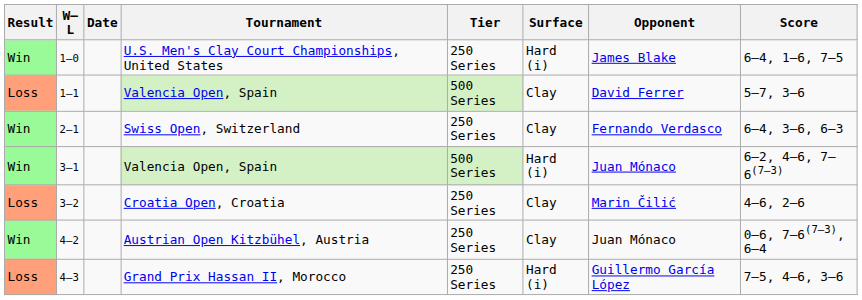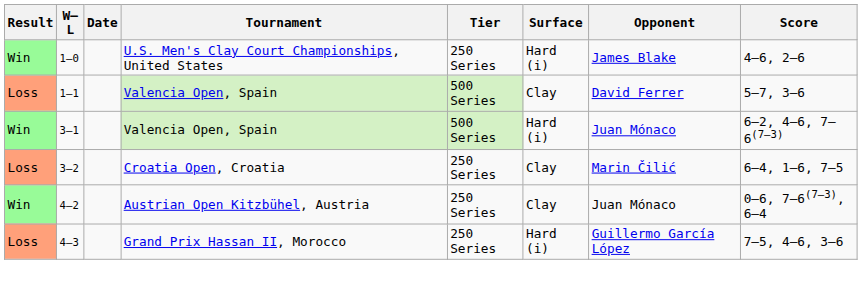(794, 58) 6–4, 1–6, 7–5 -> (774, 58) 4–6, 2–6
- row: (69, 130)
(774, 203) 4–6, 2–6 -> (794, 167) 6–4, 1–6, 7–5
